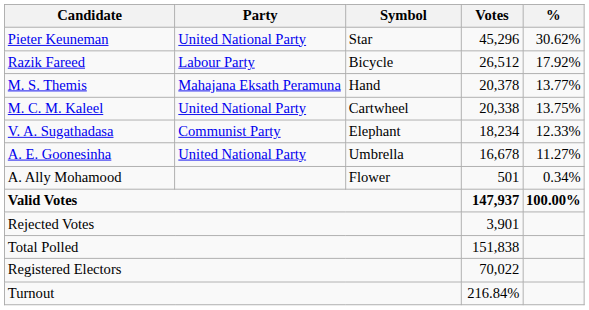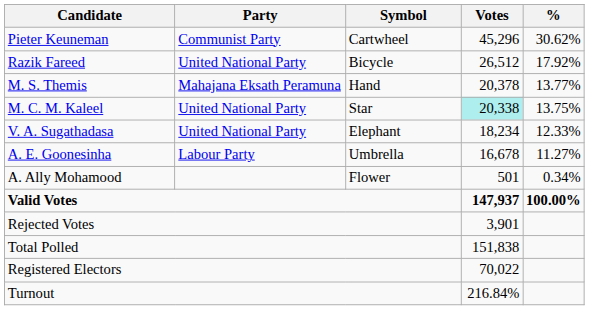(242, 39) United National Party -> (229, 39) Communist Party
(361, 39) Star -> (379, 39) Cartwheel
(217, 62) Labour Party -> (242, 62) United National Party
(379, 108) Cartwheel -> (361, 108) Star
(499, 108) no background -> (499, 108) paleturquoise background
(229, 131) Communist Party -> (242, 131) United National Party
(242, 154) United National Party -> (217, 154) Labour Party
